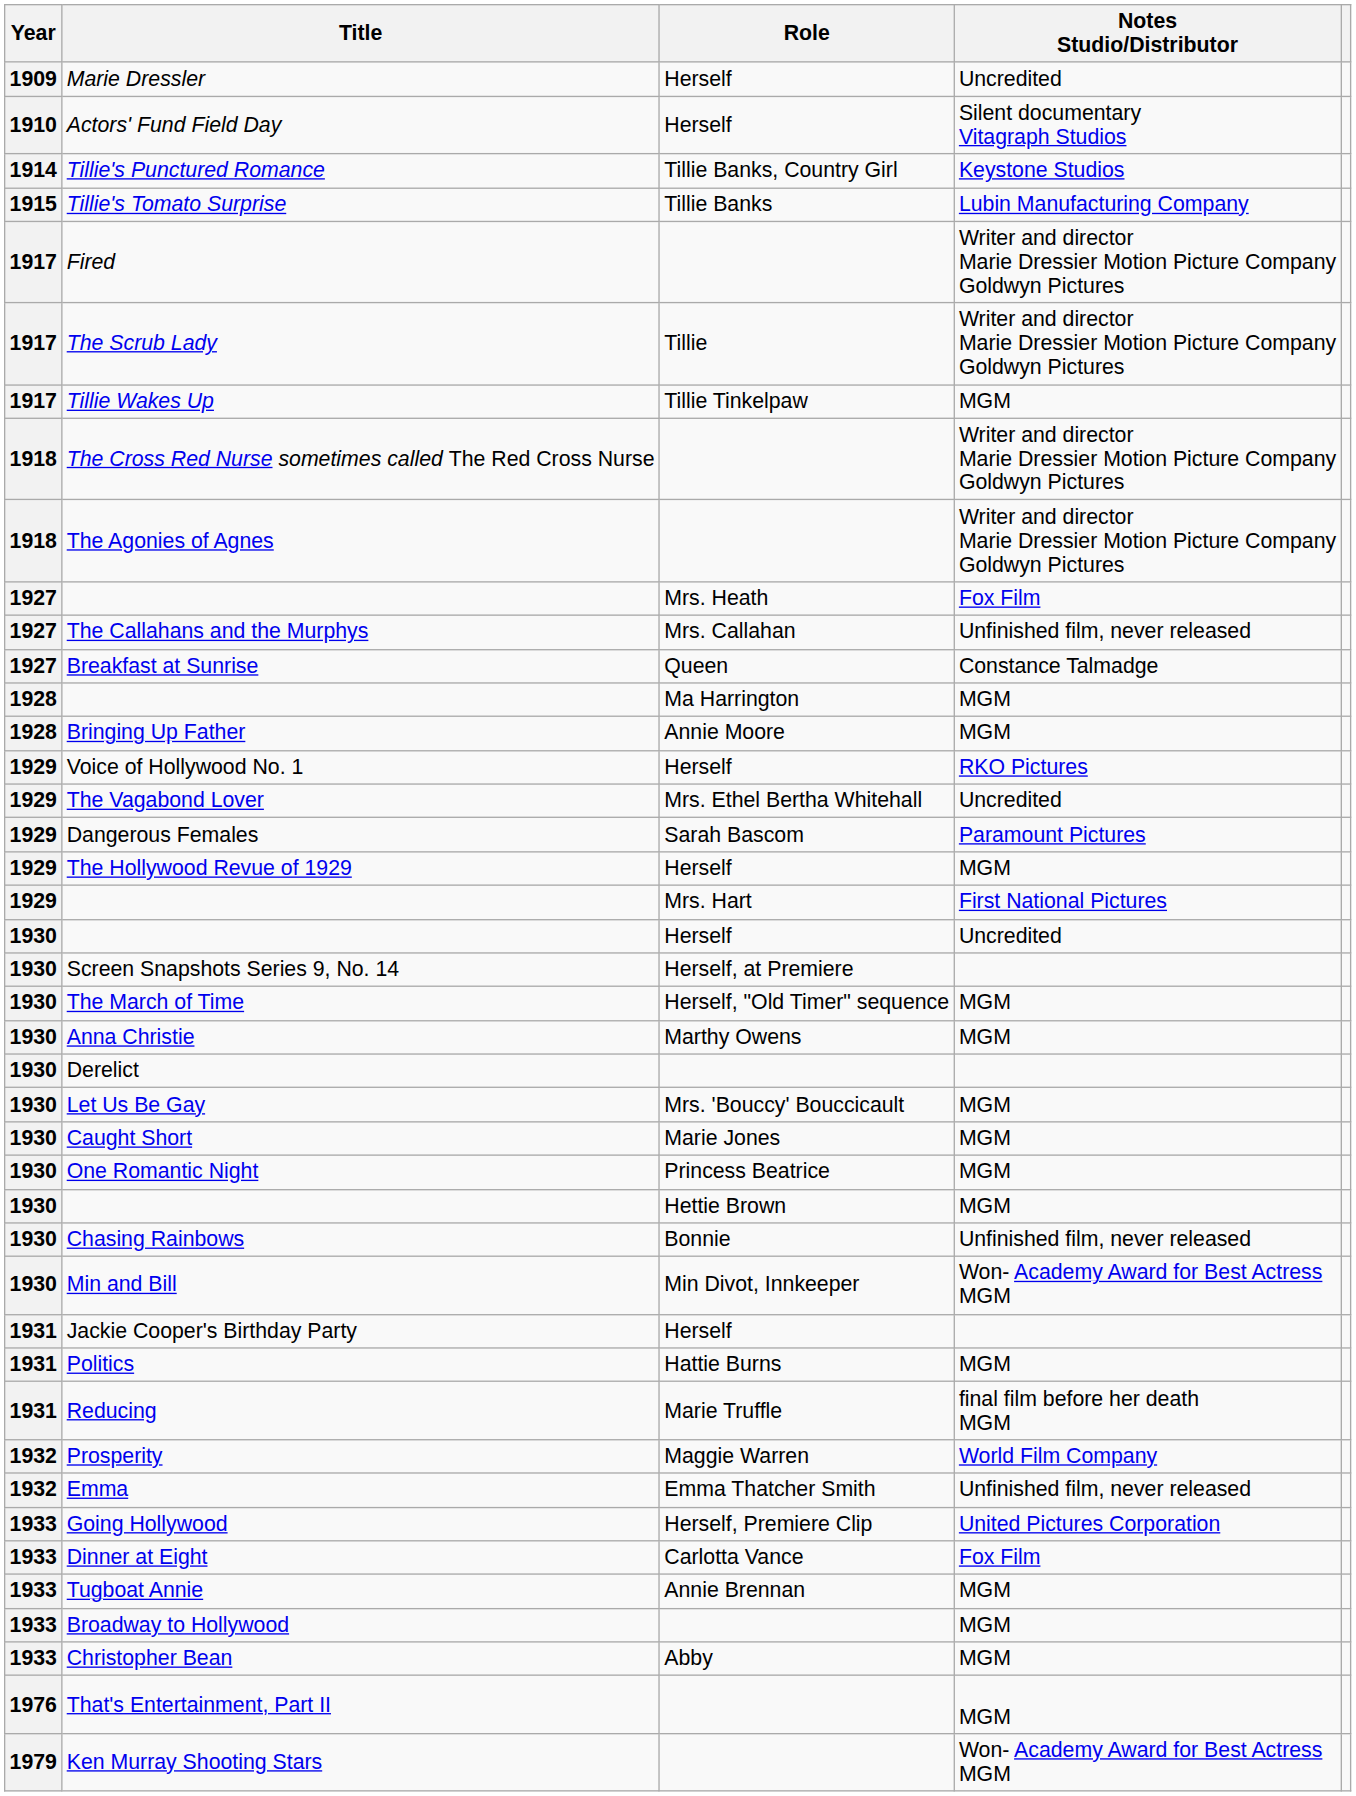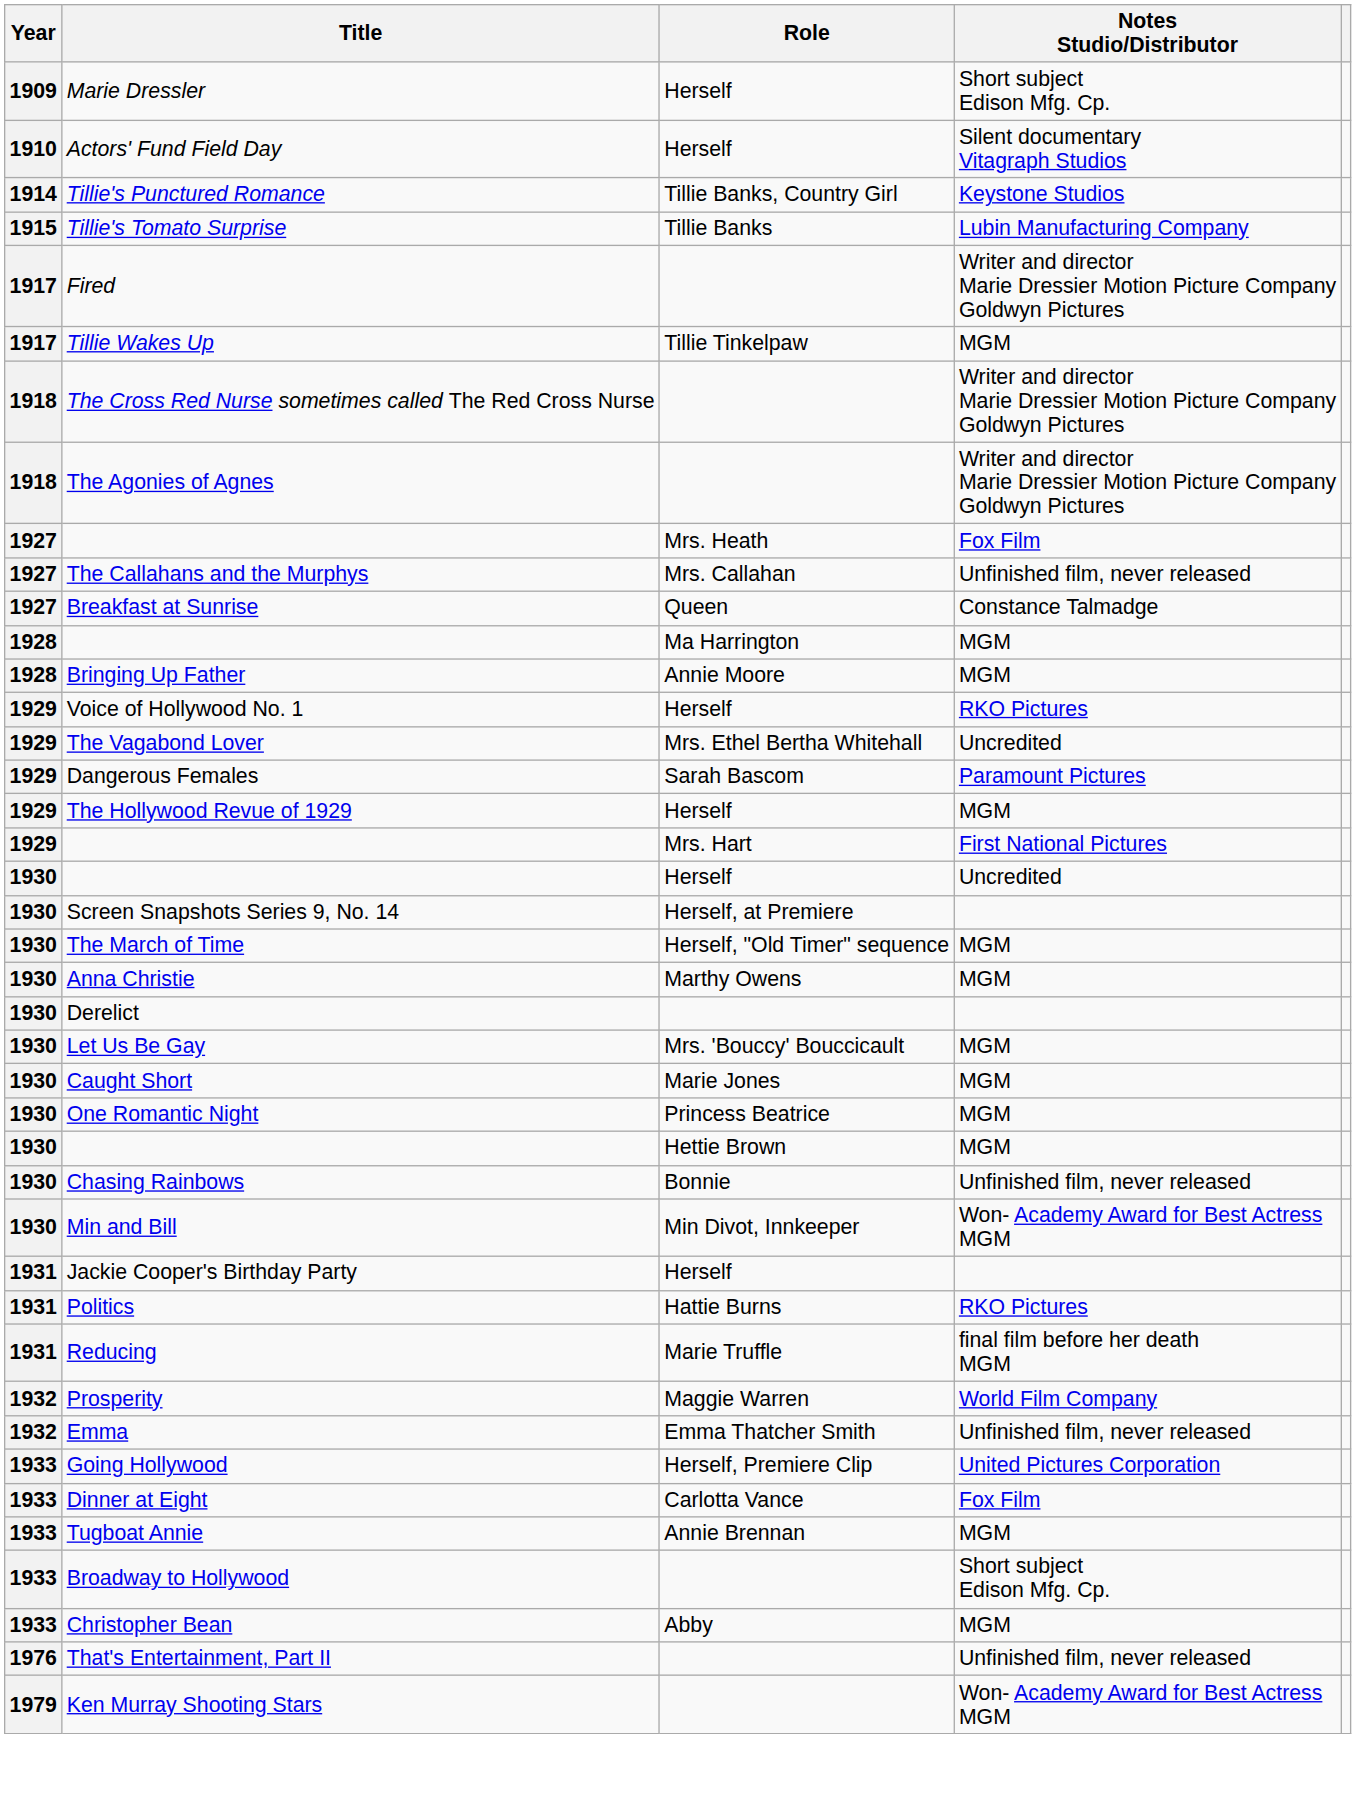(1010, 79) Uncredited -> (1035, 91) Short subject Edison Mfg. Cp.
- row: (142, 343)
(985, 1364) MGM -> (1023, 1306) RKO Pictures
(985, 1624) MGM -> (1035, 1579) Short subject Edison Mfg. Cp.
(985, 1716) MGM -> (1105, 1658) Unfinished film, never released
